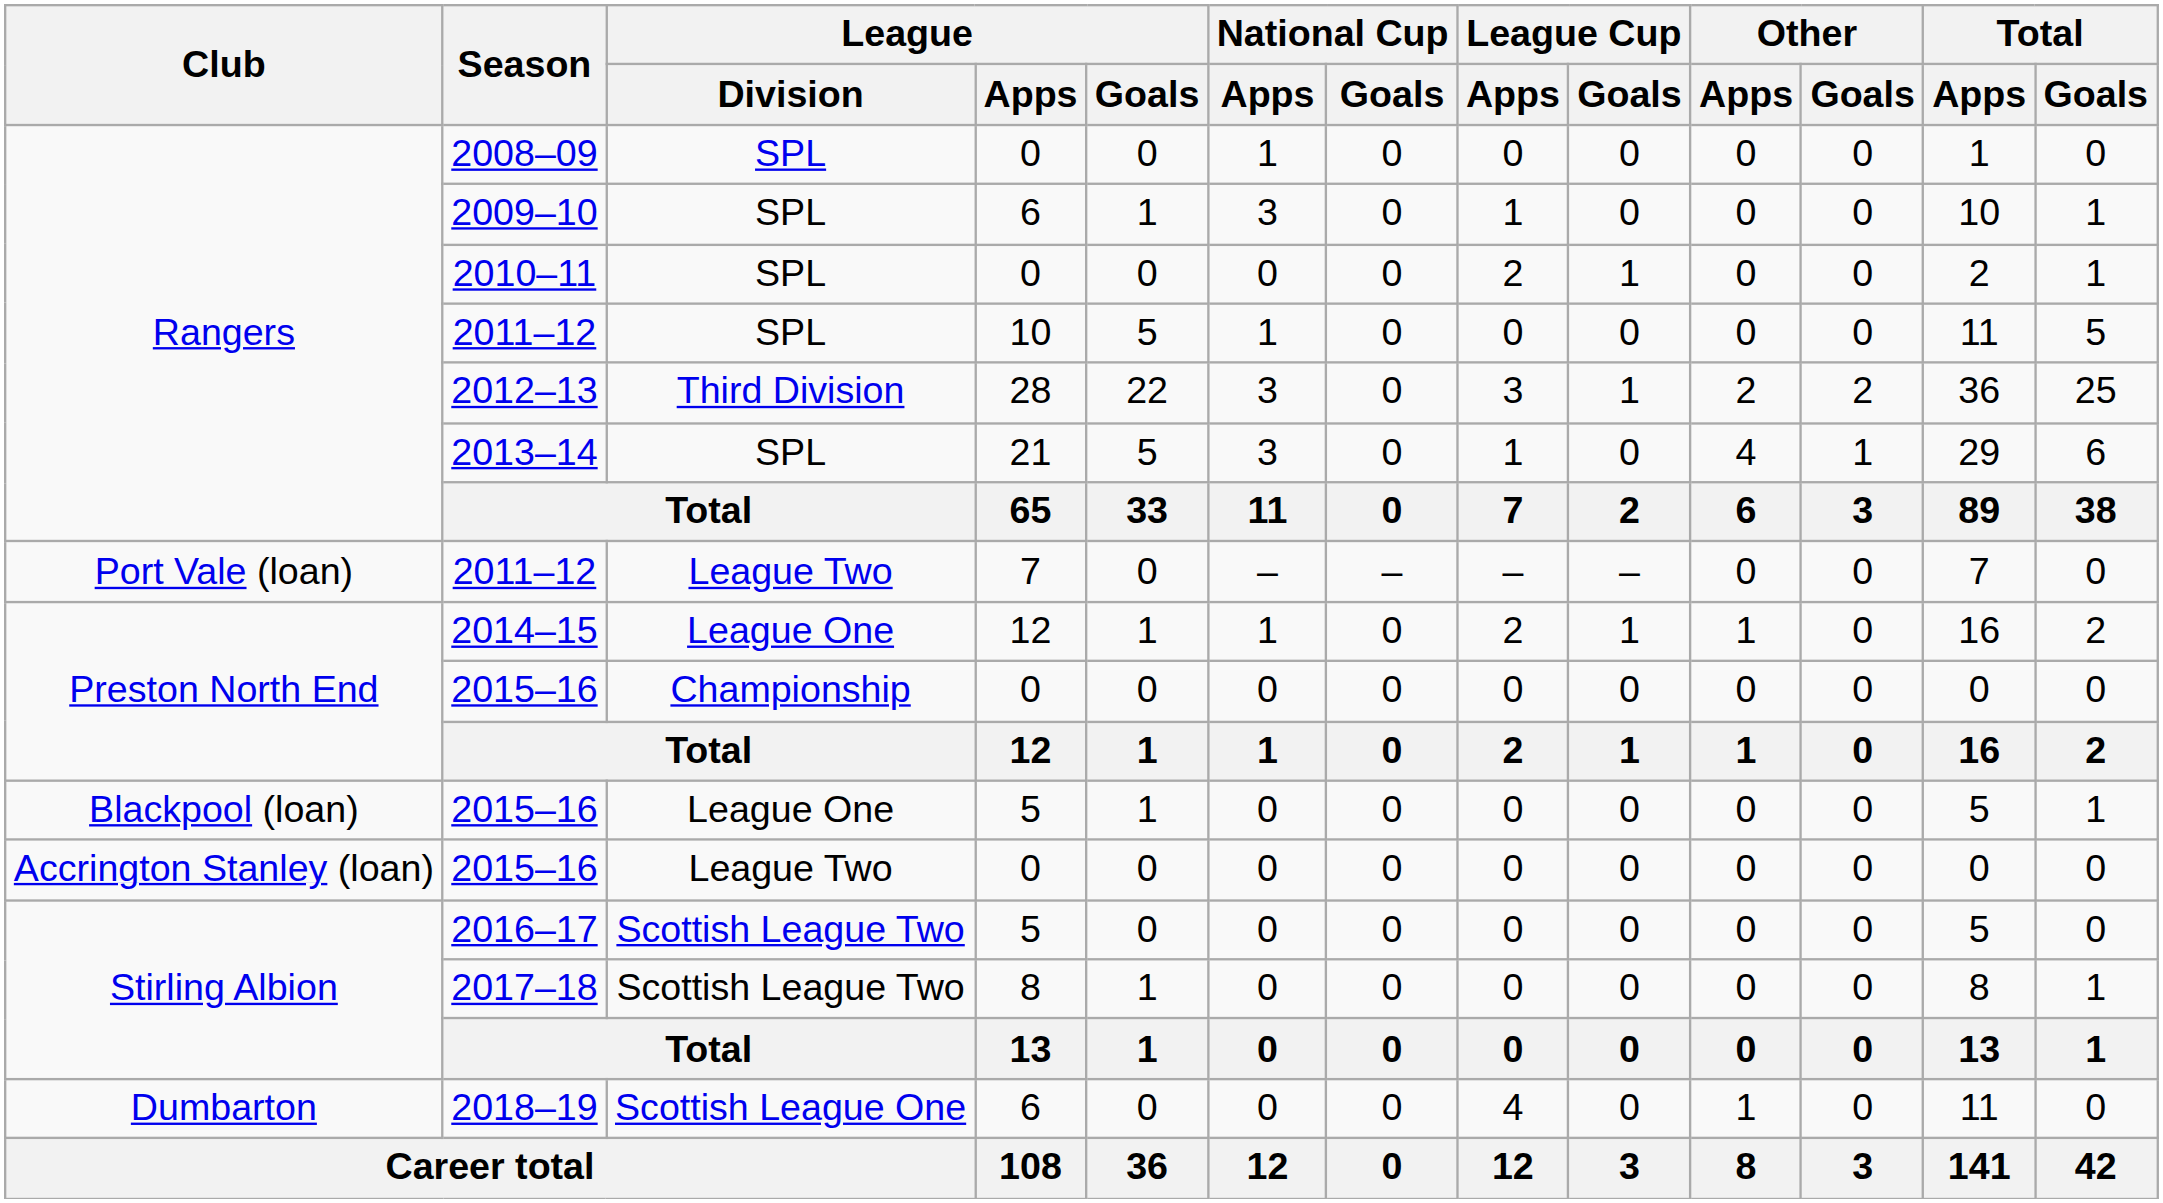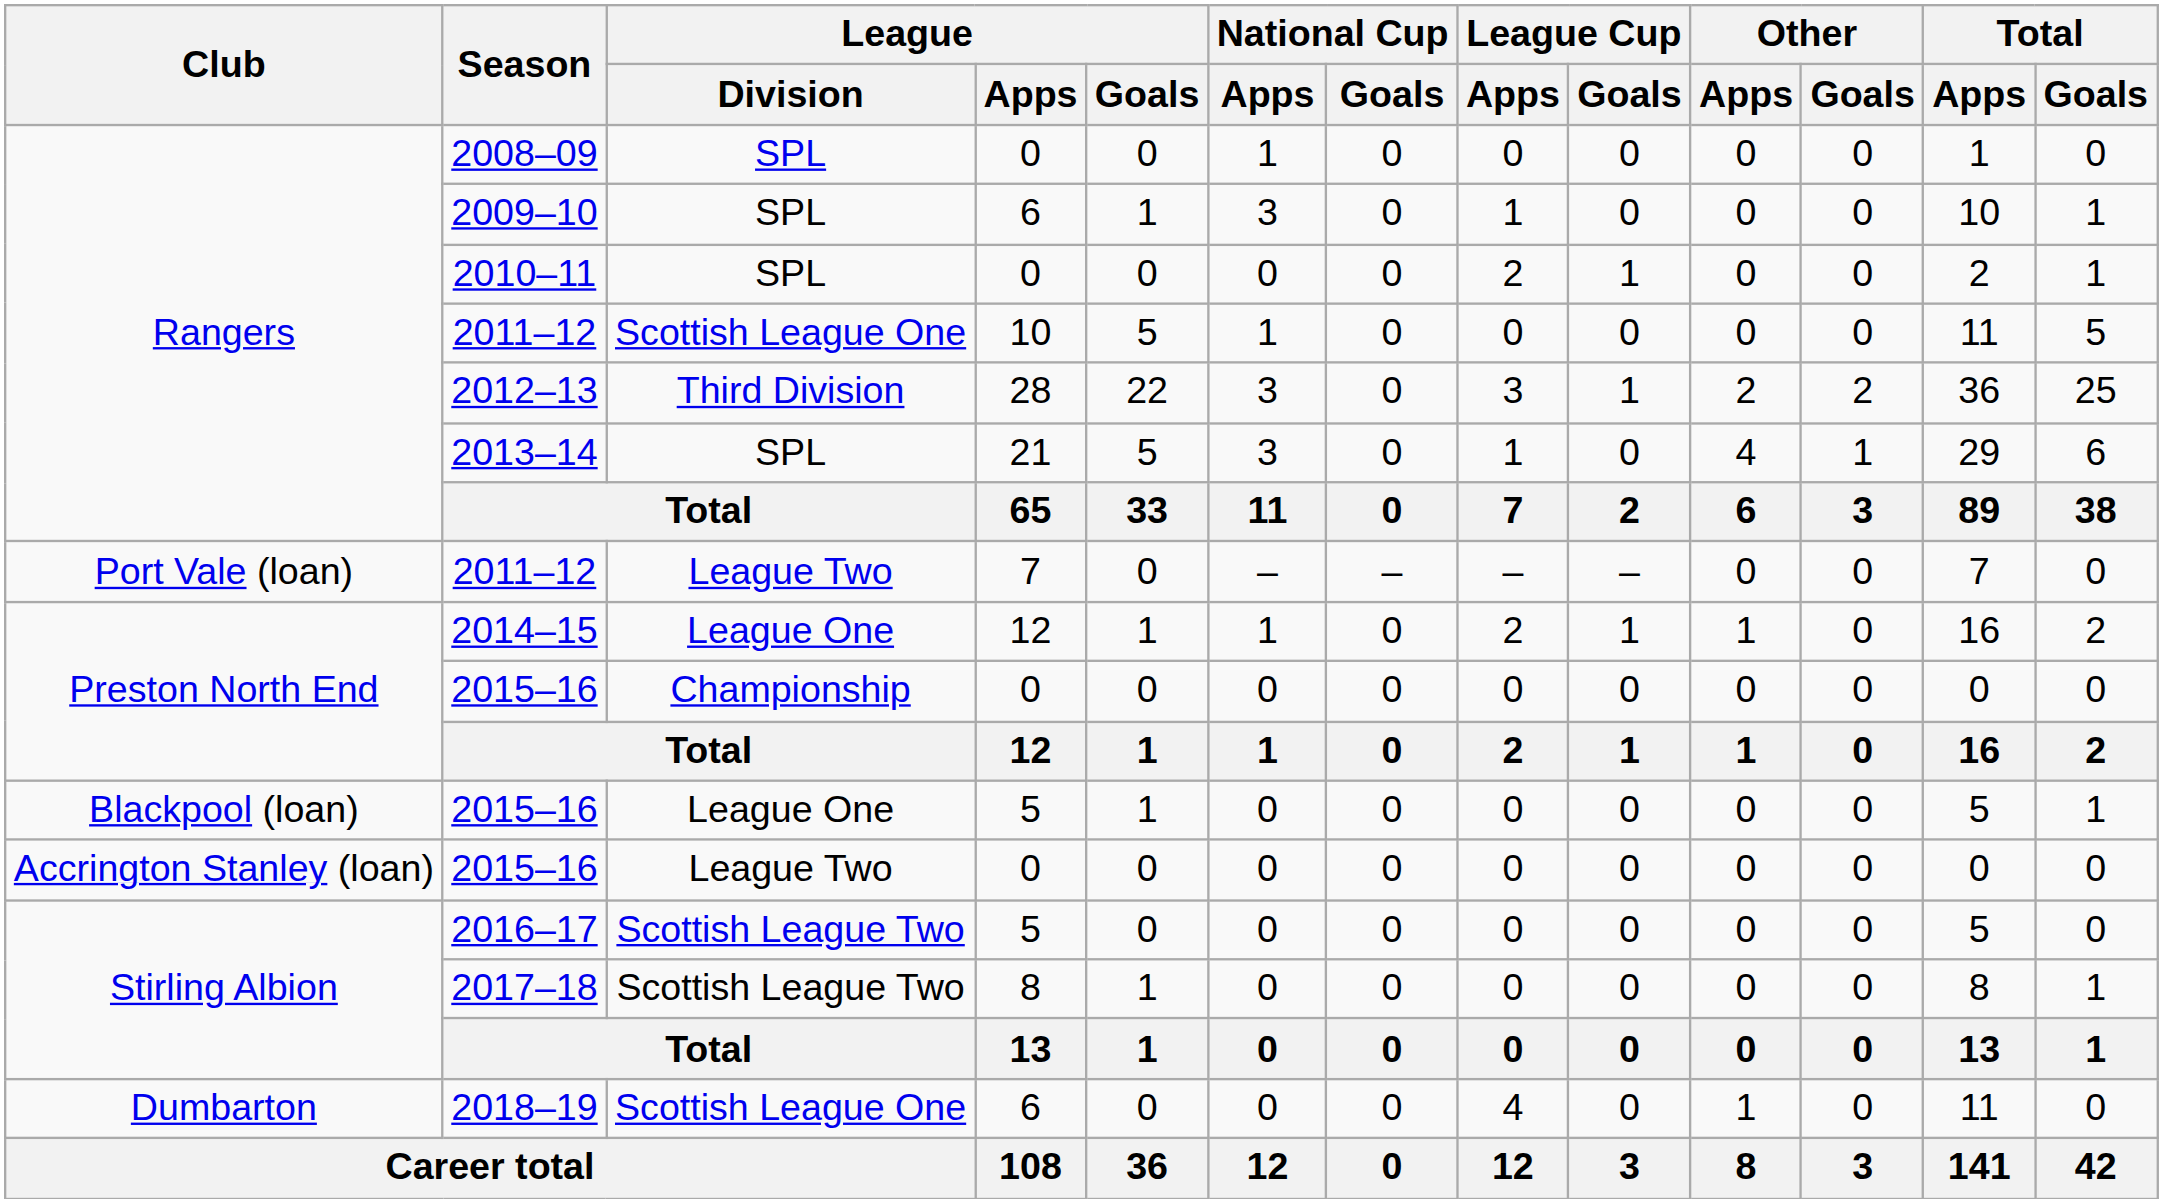(791, 332) SPL -> (791, 332) Scottish League One
